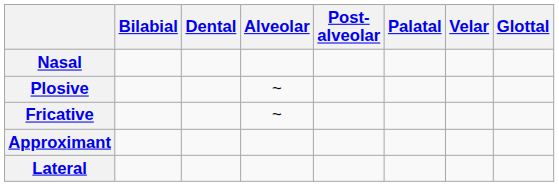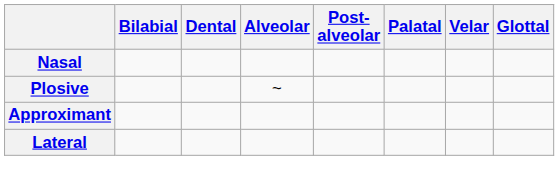- row: (60, 115)
